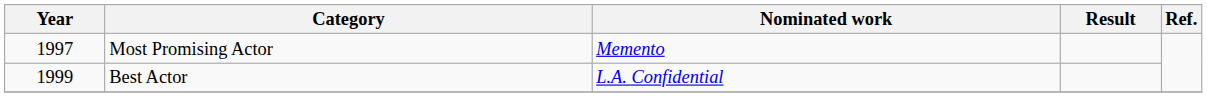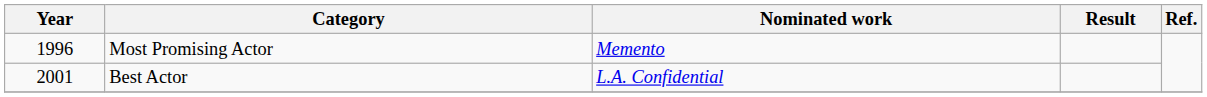(55, 48) 1997 -> (55, 48) 1996
(55, 77) 1999 -> (55, 77) 2001
